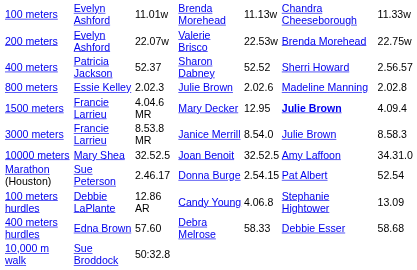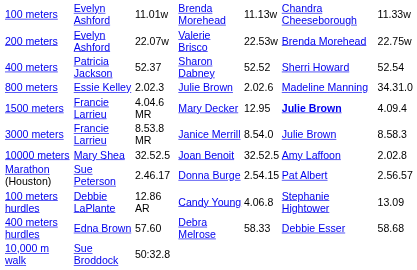(395, 67) 2.56.57 -> (391, 67) 52.54
(392, 88) 2.02.8 -> (395, 88) 34.31.0
(395, 155) 34.31.0 -> (392, 155) 2.02.8
(391, 176) 52.54 -> (395, 176) 2.56.57
